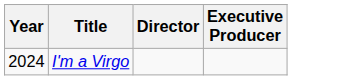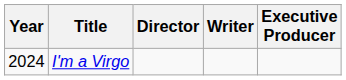+ column: (230, 26)
